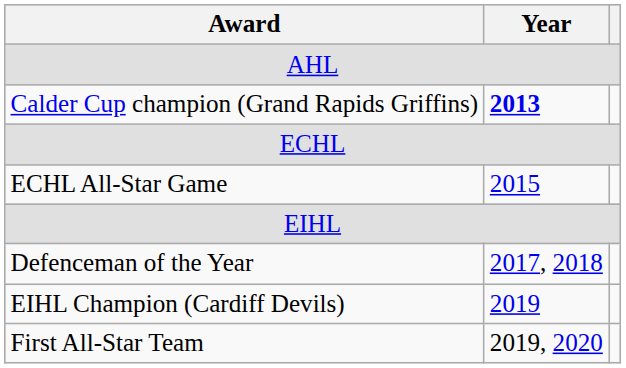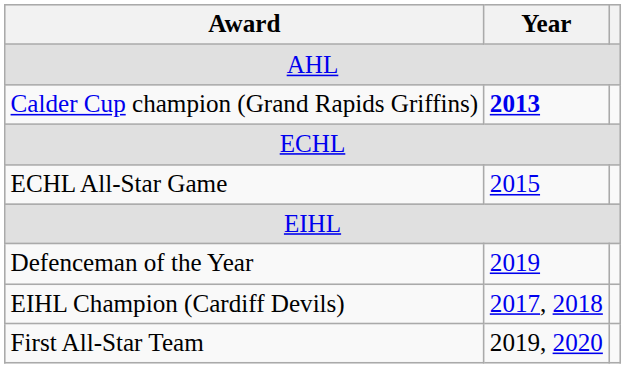(546, 263) 2017, 2018 -> (515, 263) 2019
(515, 303) 2019 -> (546, 303) 2017, 2018
